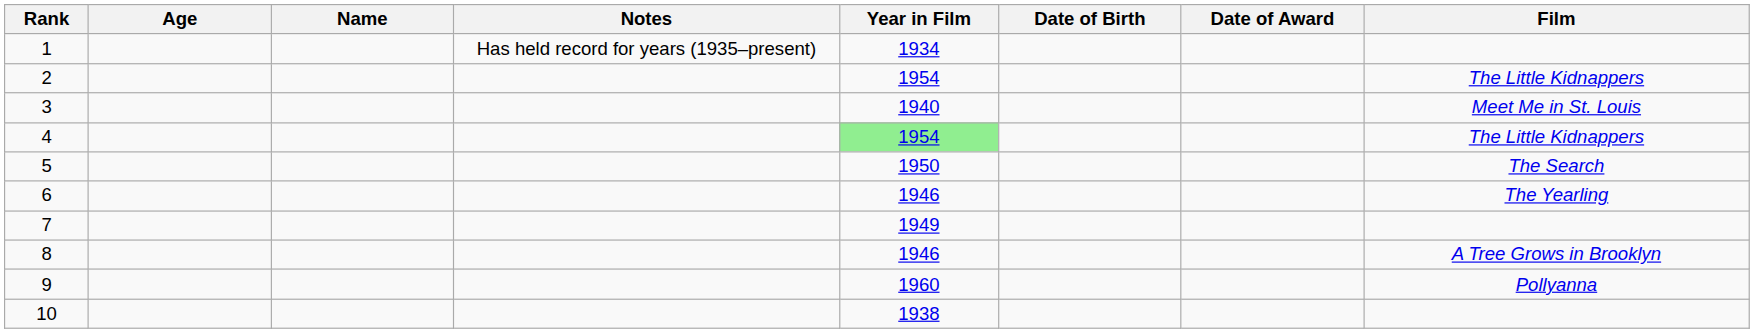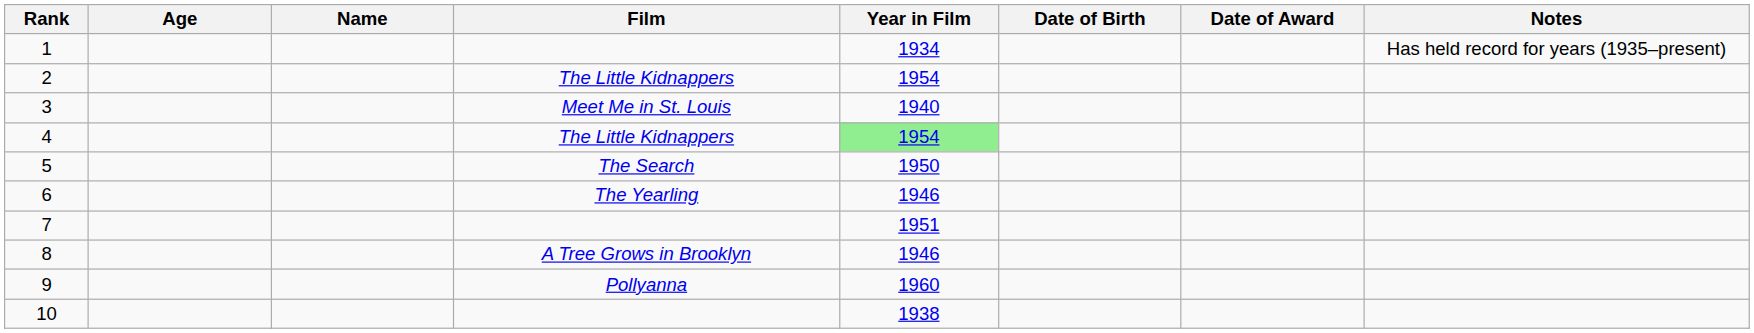columns swapped: (1556, 19) <-> (646, 19)
(919, 225) 1949 -> (919, 225) 1951
